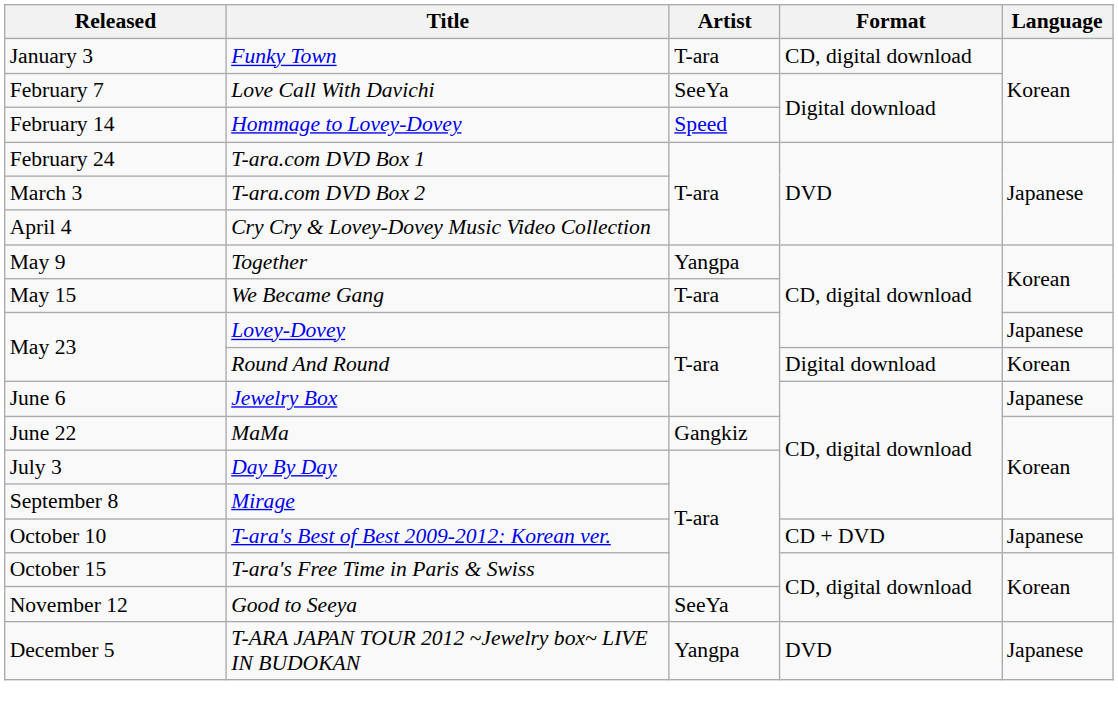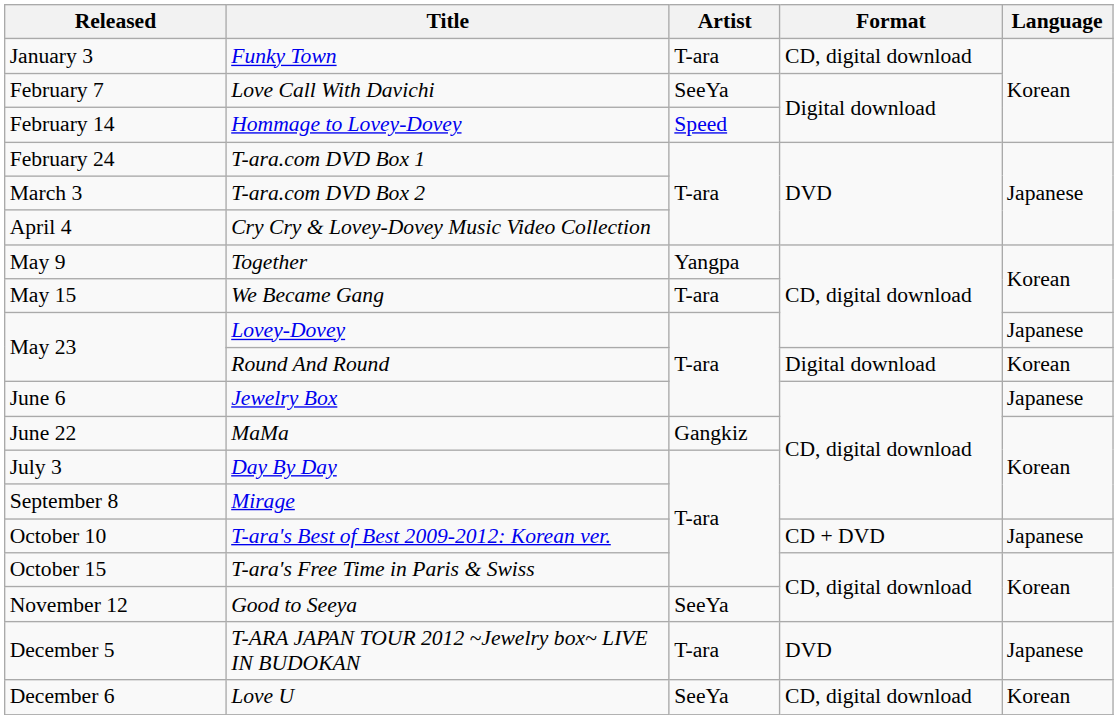(707, 650) Yangpa -> (697, 650) T-ara
+ row: (263, 696)
